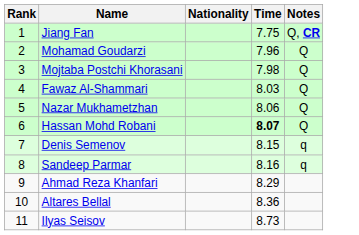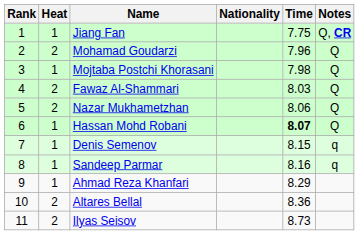+ column: (54, 14)
